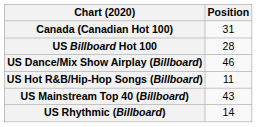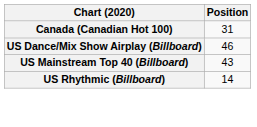- row: (105, 46)
- row: (105, 79)
